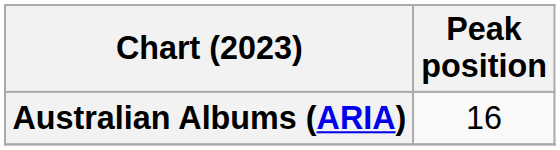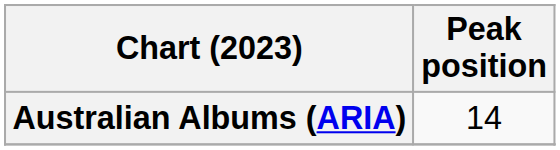(484, 117) 16 -> (484, 117) 14
